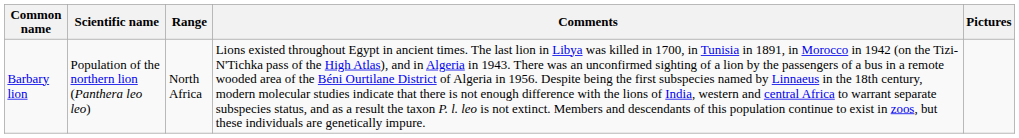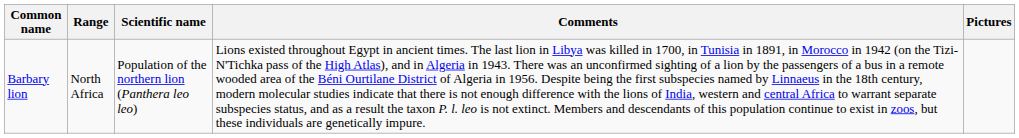columns swapped: (117, 22) <-> (189, 22)
